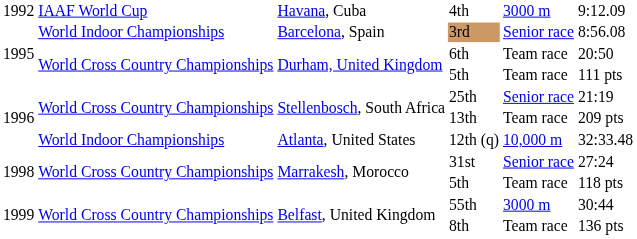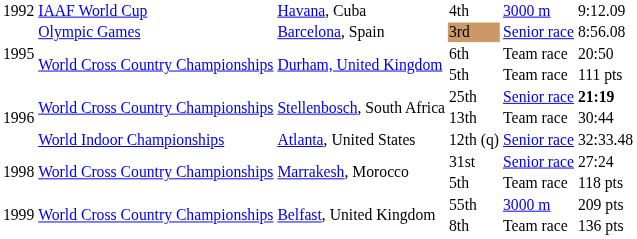(131, 32) World Indoor Championships -> (89, 32) Olympic Games
(596, 97) normal -> (596, 97) bold
(601, 118) 209 pts -> (596, 118) 30:44
(533, 140) 10,000 m -> (538, 140) Senior race
(596, 204) 30:44 -> (601, 204) 209 pts
